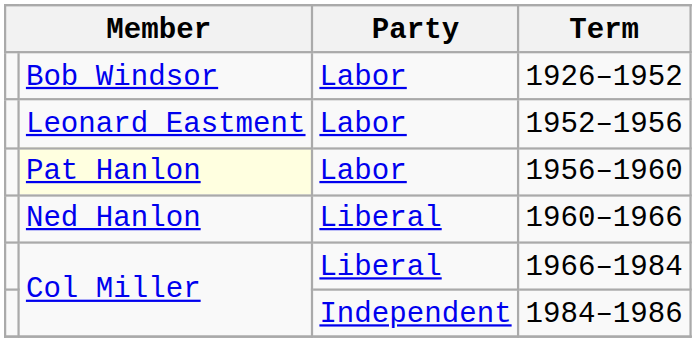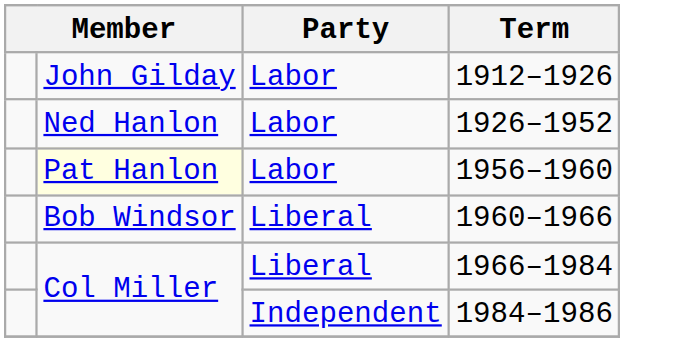+ row: (534, 76)
(122, 76) Bob Windsor -> (131, 124) Ned Hanlon
- row: (604, 124)
(113, 219) Ned Hanlon -> (140, 219) Bob Windsor
